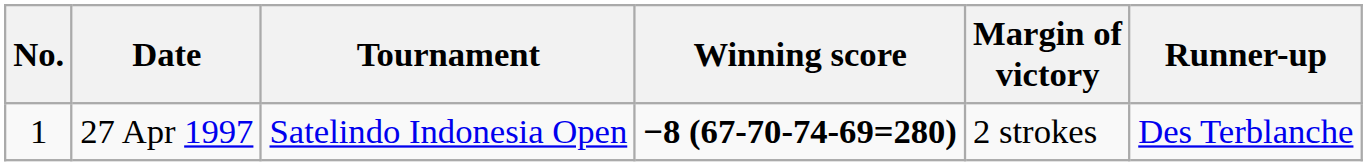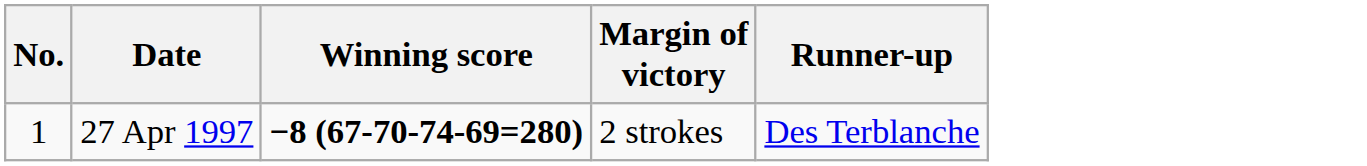- column: (448, 53)
